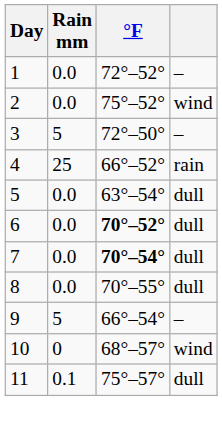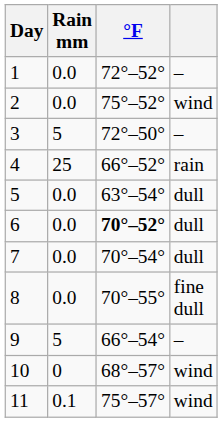(133, 256) bold -> (133, 256) normal
(189, 287) dull -> (189, 298) fine dull
(189, 379) dull -> (193, 401) wind
